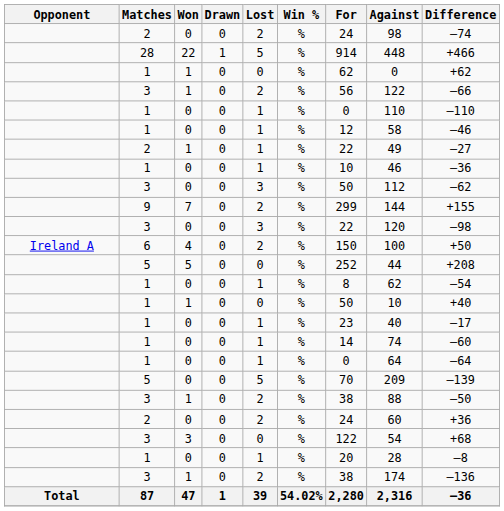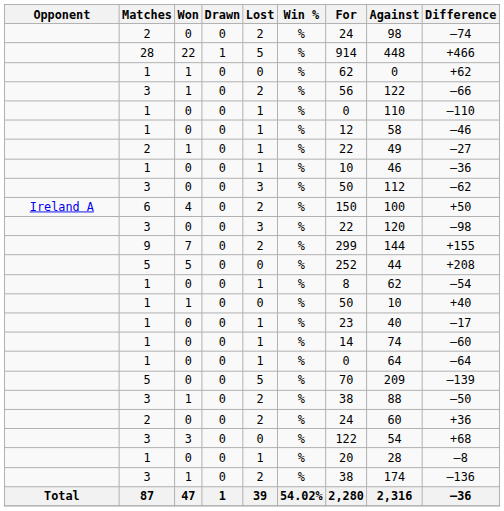rows swapped: (147, 245) <-> (147, 207)
